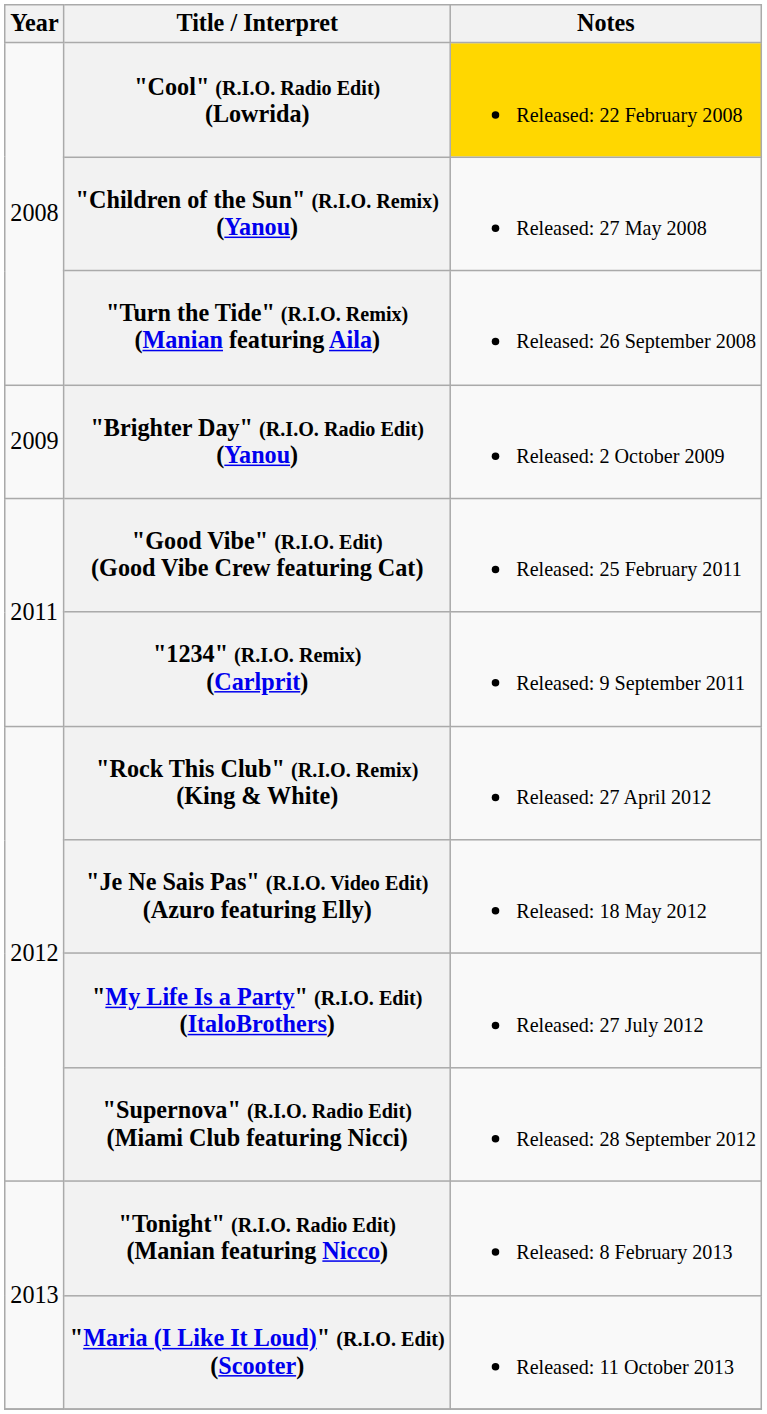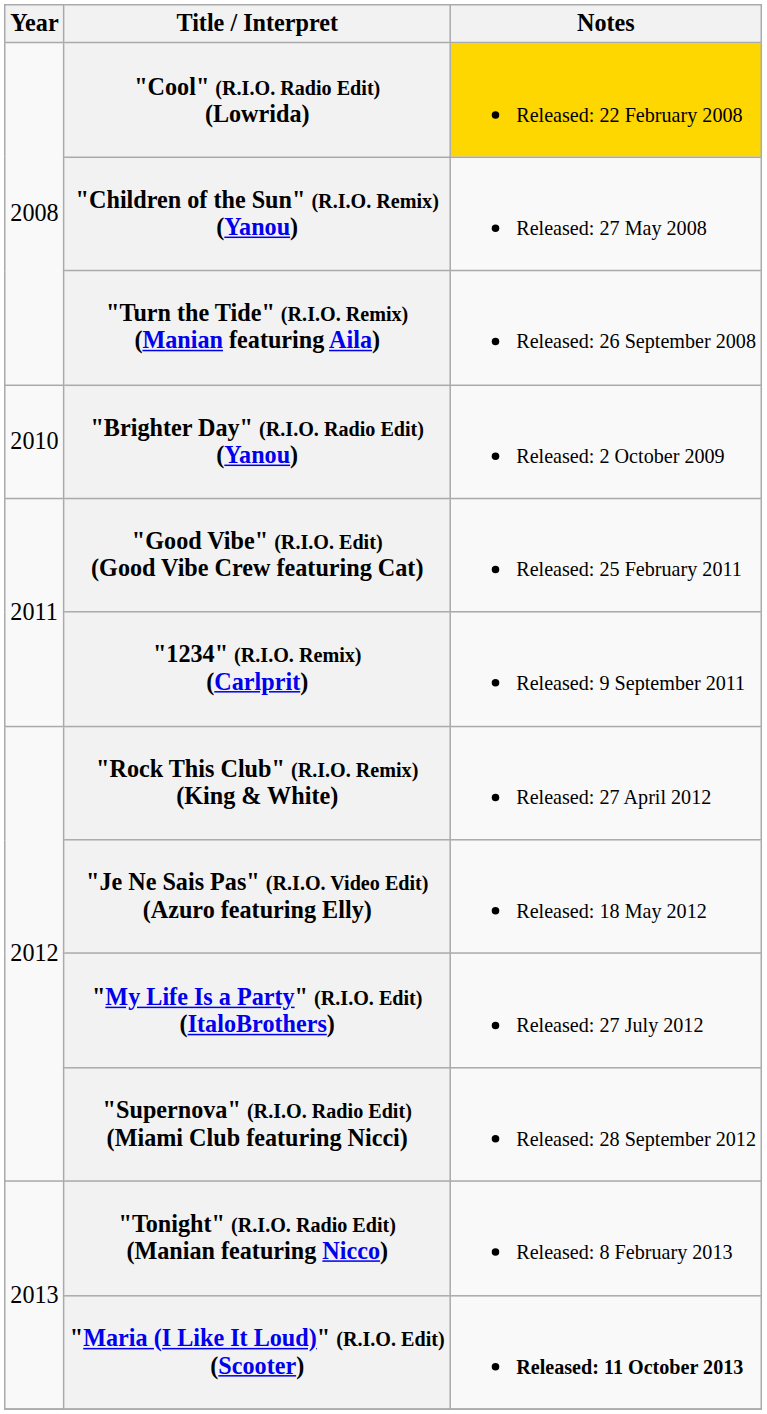(34, 441) 2009 -> (34, 441) 2010
(606, 1366) normal -> (606, 1366) bold
